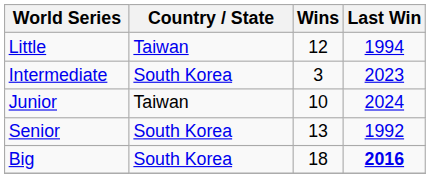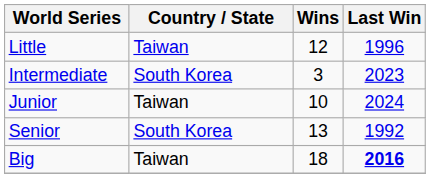(384, 46) 1994 -> (384, 46) 1996
(183, 159) South Korea -> (161, 159) Taiwan
